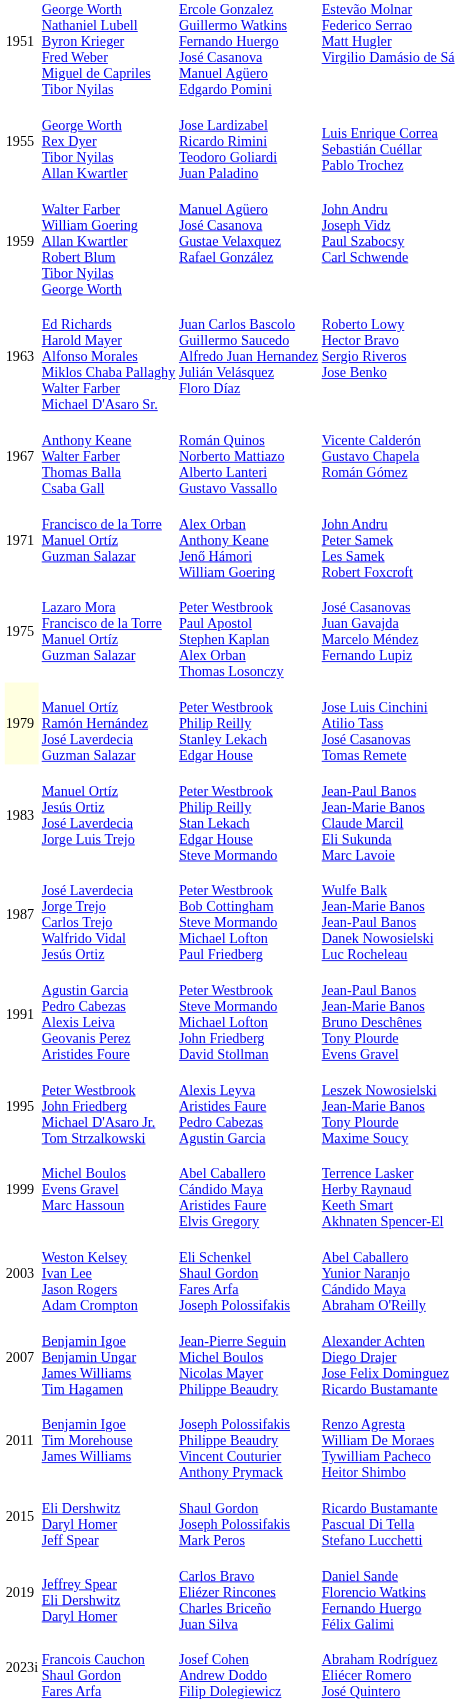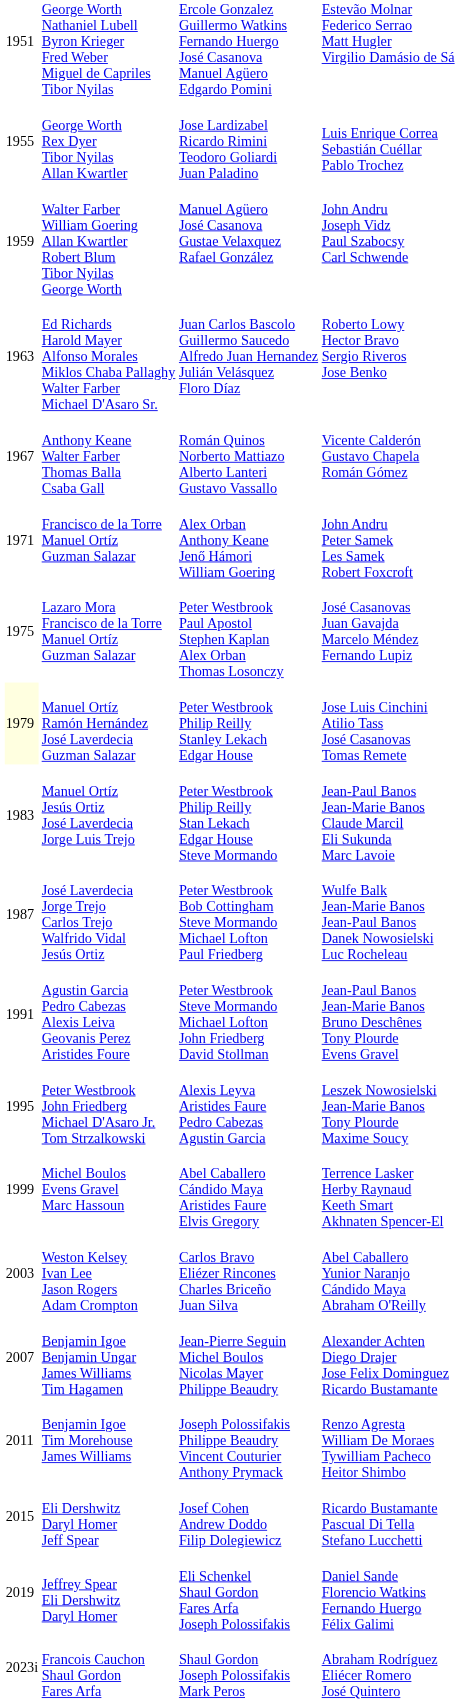(235, 1281) Eli Schenkel Shaul Gordon Fares Arfa Joseph Polossifakis -> (227, 1281) Carlos Bravo Eliézer Rincones Charles Briceño Juan Silva
(235, 1524) Shaul Gordon Joseph Polossifakis Mark Peros -> (230, 1524) Josef Cohen Andrew Doddo Filip Dolegiewicz
(227, 1600) Carlos Bravo Eliézer Rincones Charles Briceño Juan Silva -> (235, 1600) Eli Schenkel Shaul Gordon Fares Arfa Joseph Polossifakis
(230, 1675) Josef Cohen Andrew Doddo Filip Dolegiewicz -> (235, 1675) Shaul Gordon Joseph Polossifakis Mark Peros
